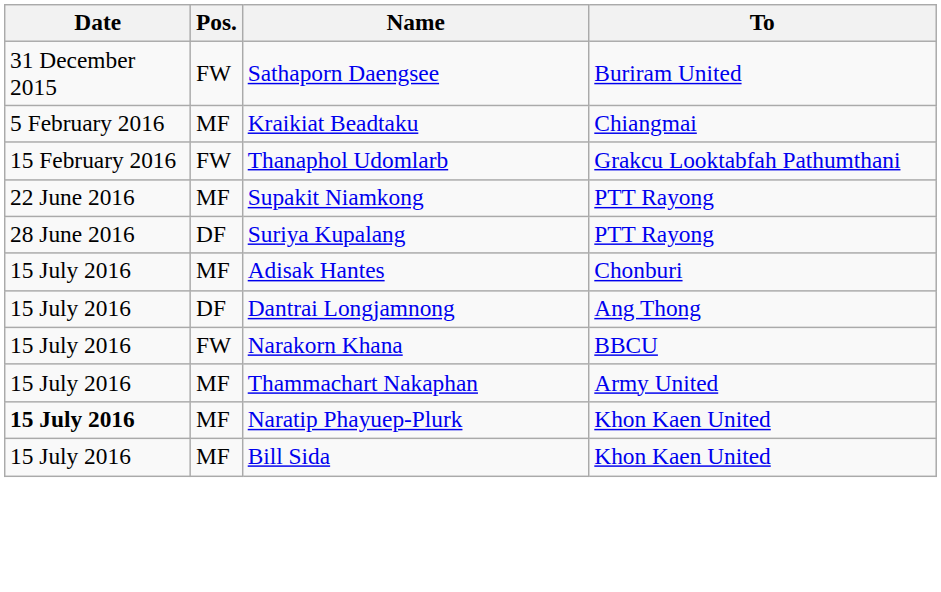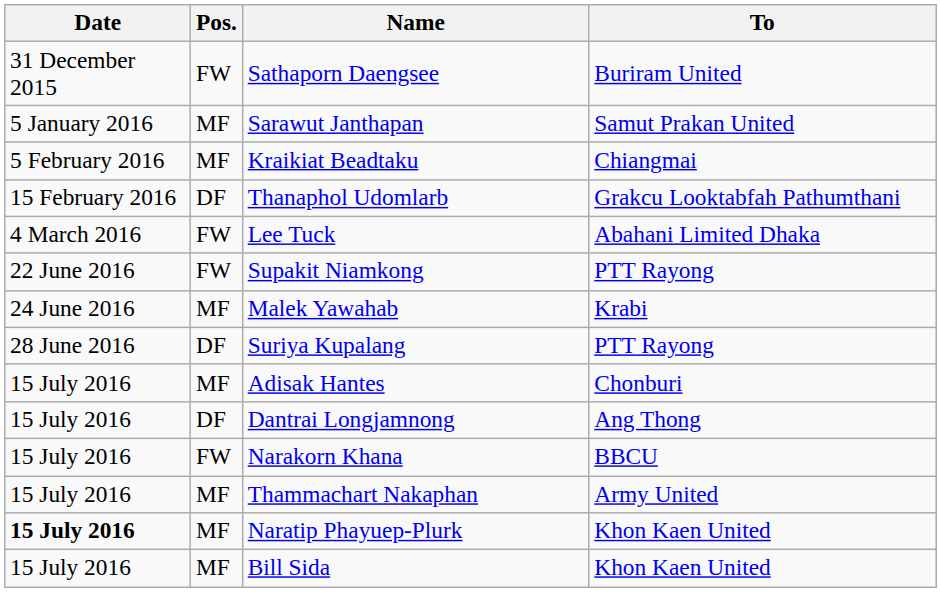+ row: (336, 123)
(214, 160) FW -> (211, 197) DF
+ row: (292, 234)
(213, 197) MF -> (214, 271) FW
+ row: (323, 308)
